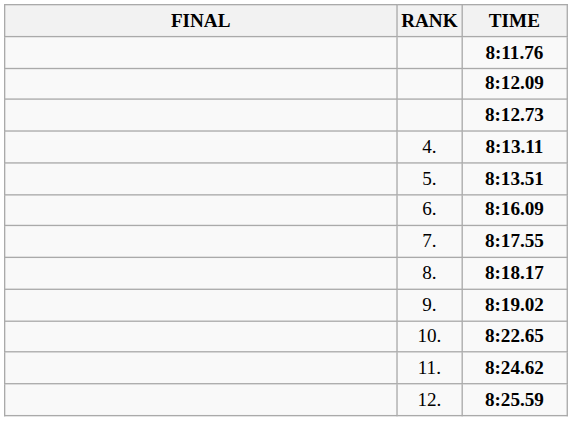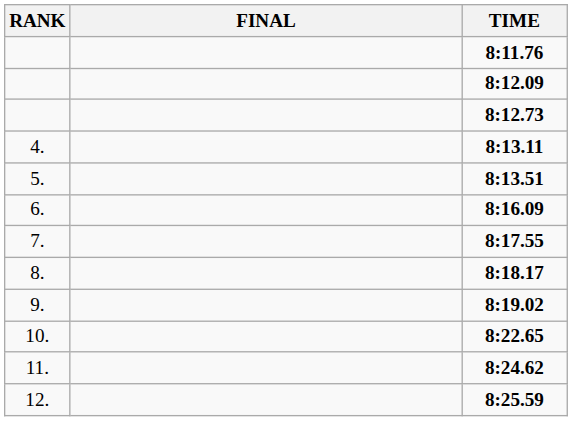columns swapped: (429, 20) <-> (201, 20)
